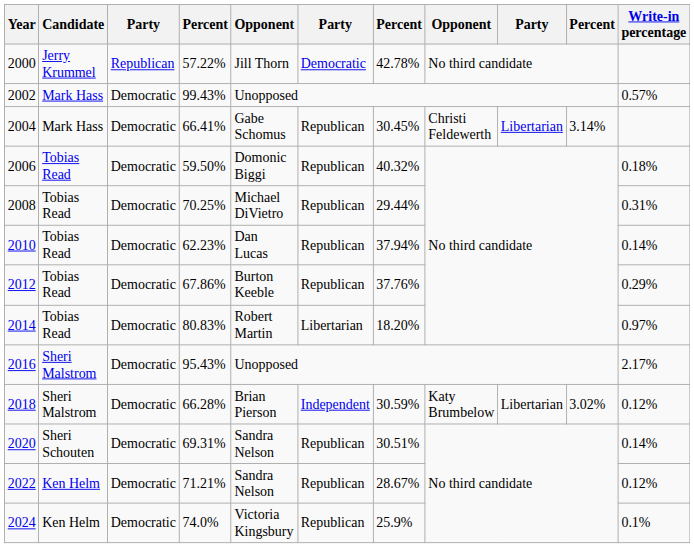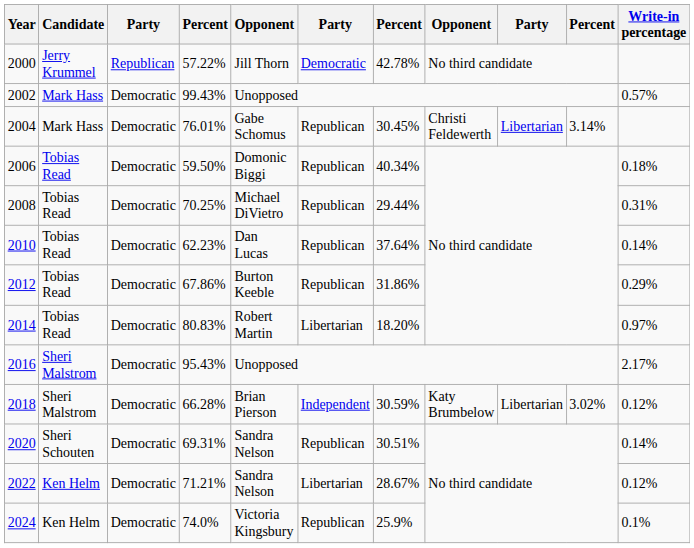(204, 126) 66.41% -> (204, 126) 76.01%
(398, 166) 40.32% -> (398, 166) 40.34%
(398, 245) 37.94% -> (398, 245) 37.64%
(398, 285) 37.76% -> (398, 285) 31.86%
(333, 483) Republican -> (332, 483) Libertarian
